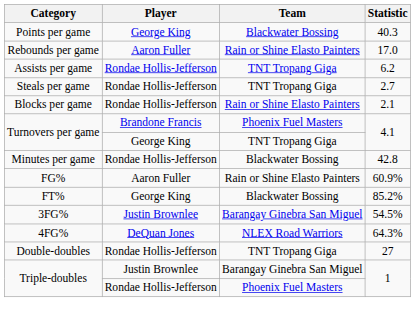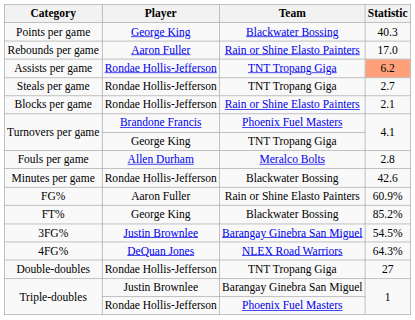(388, 68) no background -> (388, 68) lightsalmon background
+ row: (53, 159)
(388, 159) 42.8 -> (388, 178) 42.6
